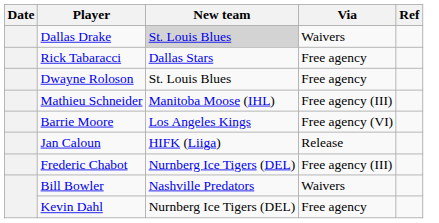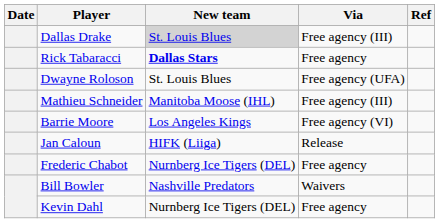(323, 36) Waivers -> (347, 36) Free agency (III)
(181, 57) normal -> (183, 57) bold
(334, 79) Free agency -> (353, 79) Free agency (UFA)
(347, 164) Free agency (III) -> (334, 164) Free agency
